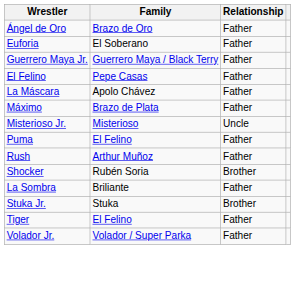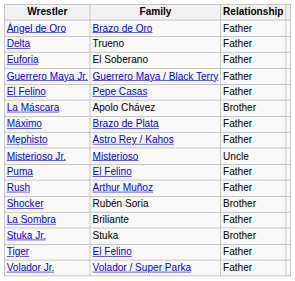+ row: (18, 44)
(238, 92) Father -> (240, 108) Brother
+ row: (27, 140)
